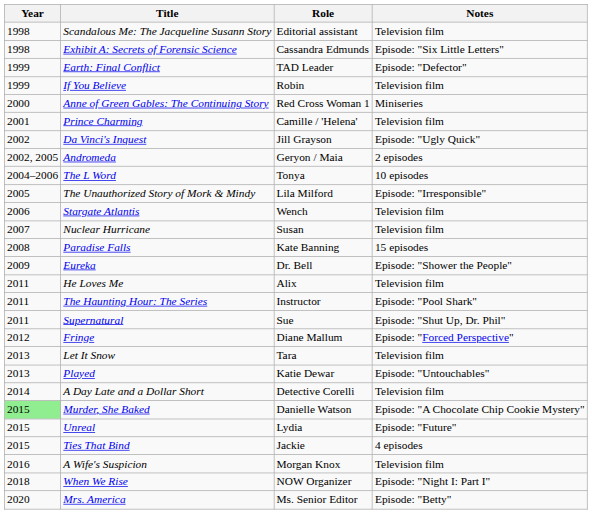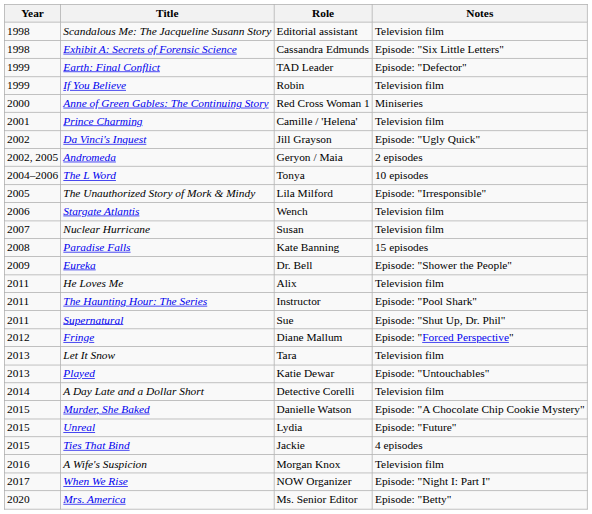(18, 409) lightgreen background -> (18, 409) no background
(18, 481) 2018 -> (18, 481) 2017
